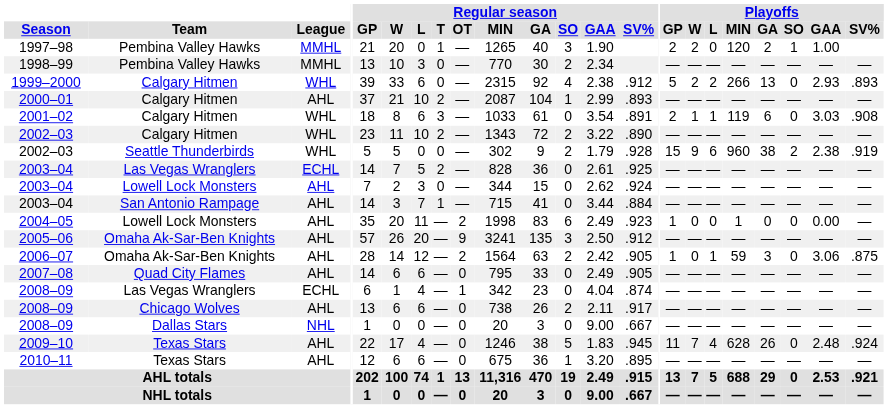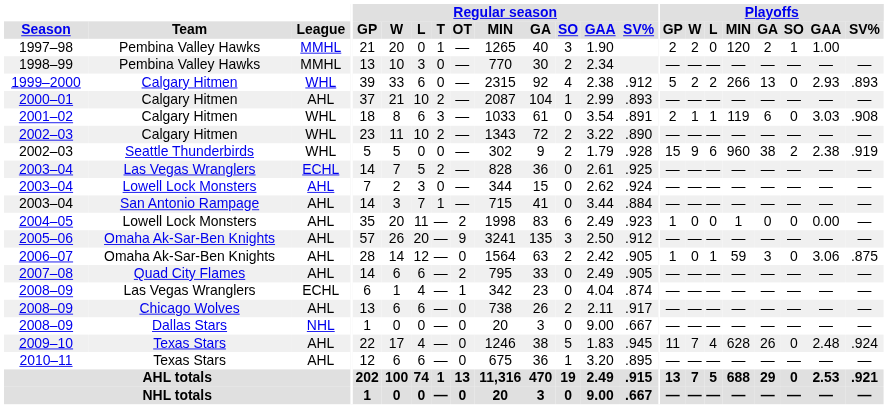(462, 256) 2 -> (462, 256) 0
(462, 273) 0 -> (462, 273) 2
